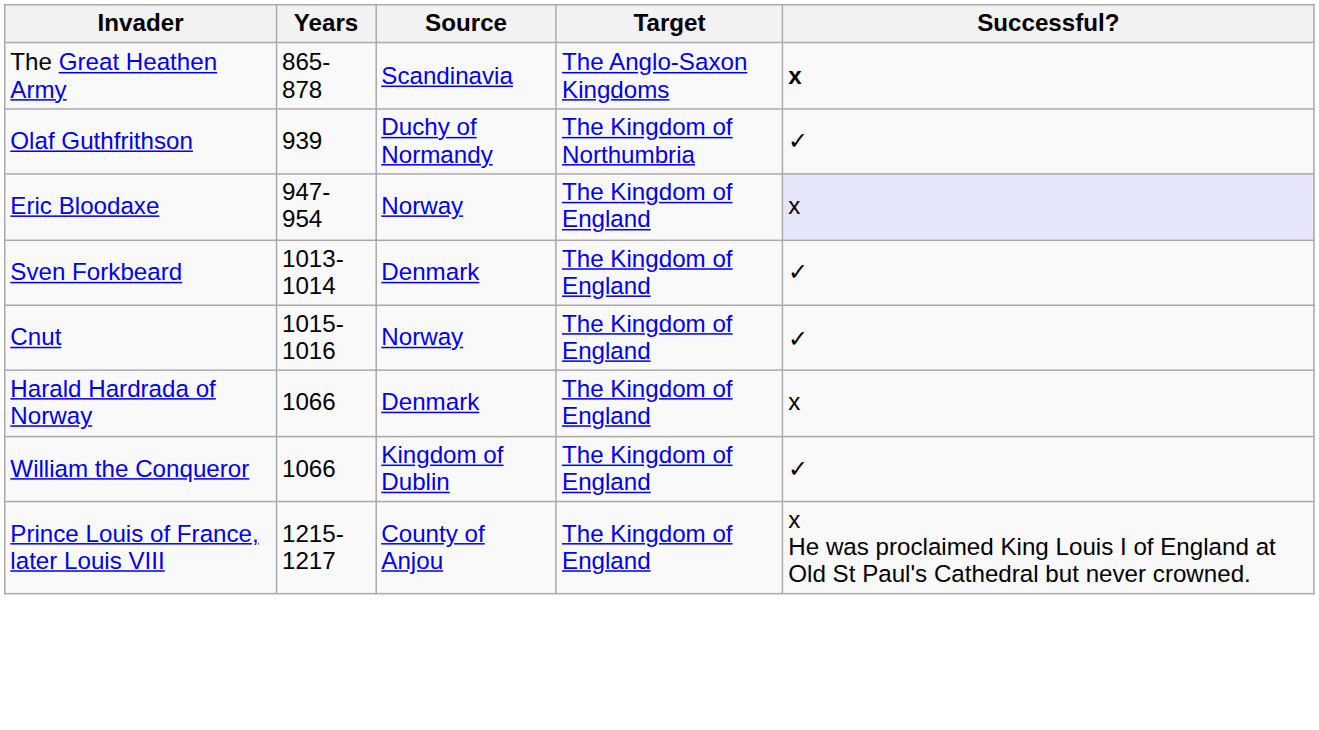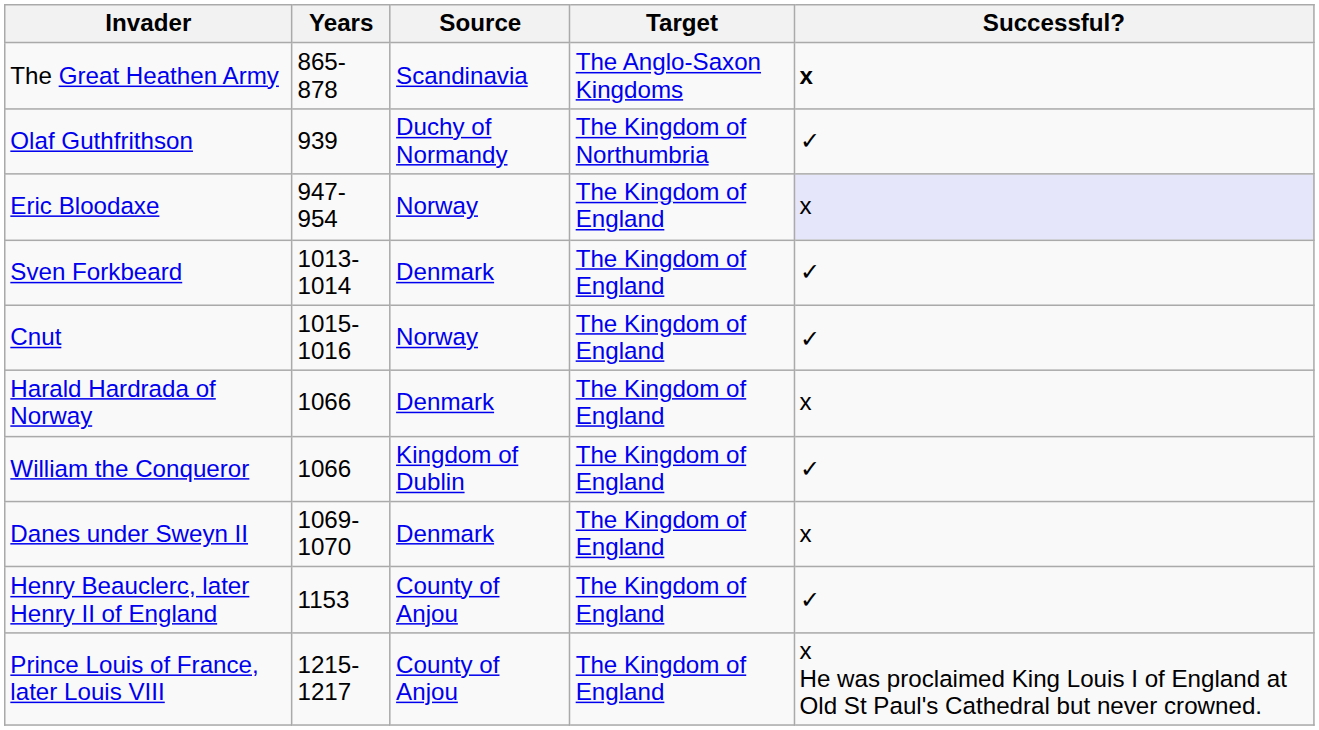+ row: (129, 534)
+ row: (130, 599)
